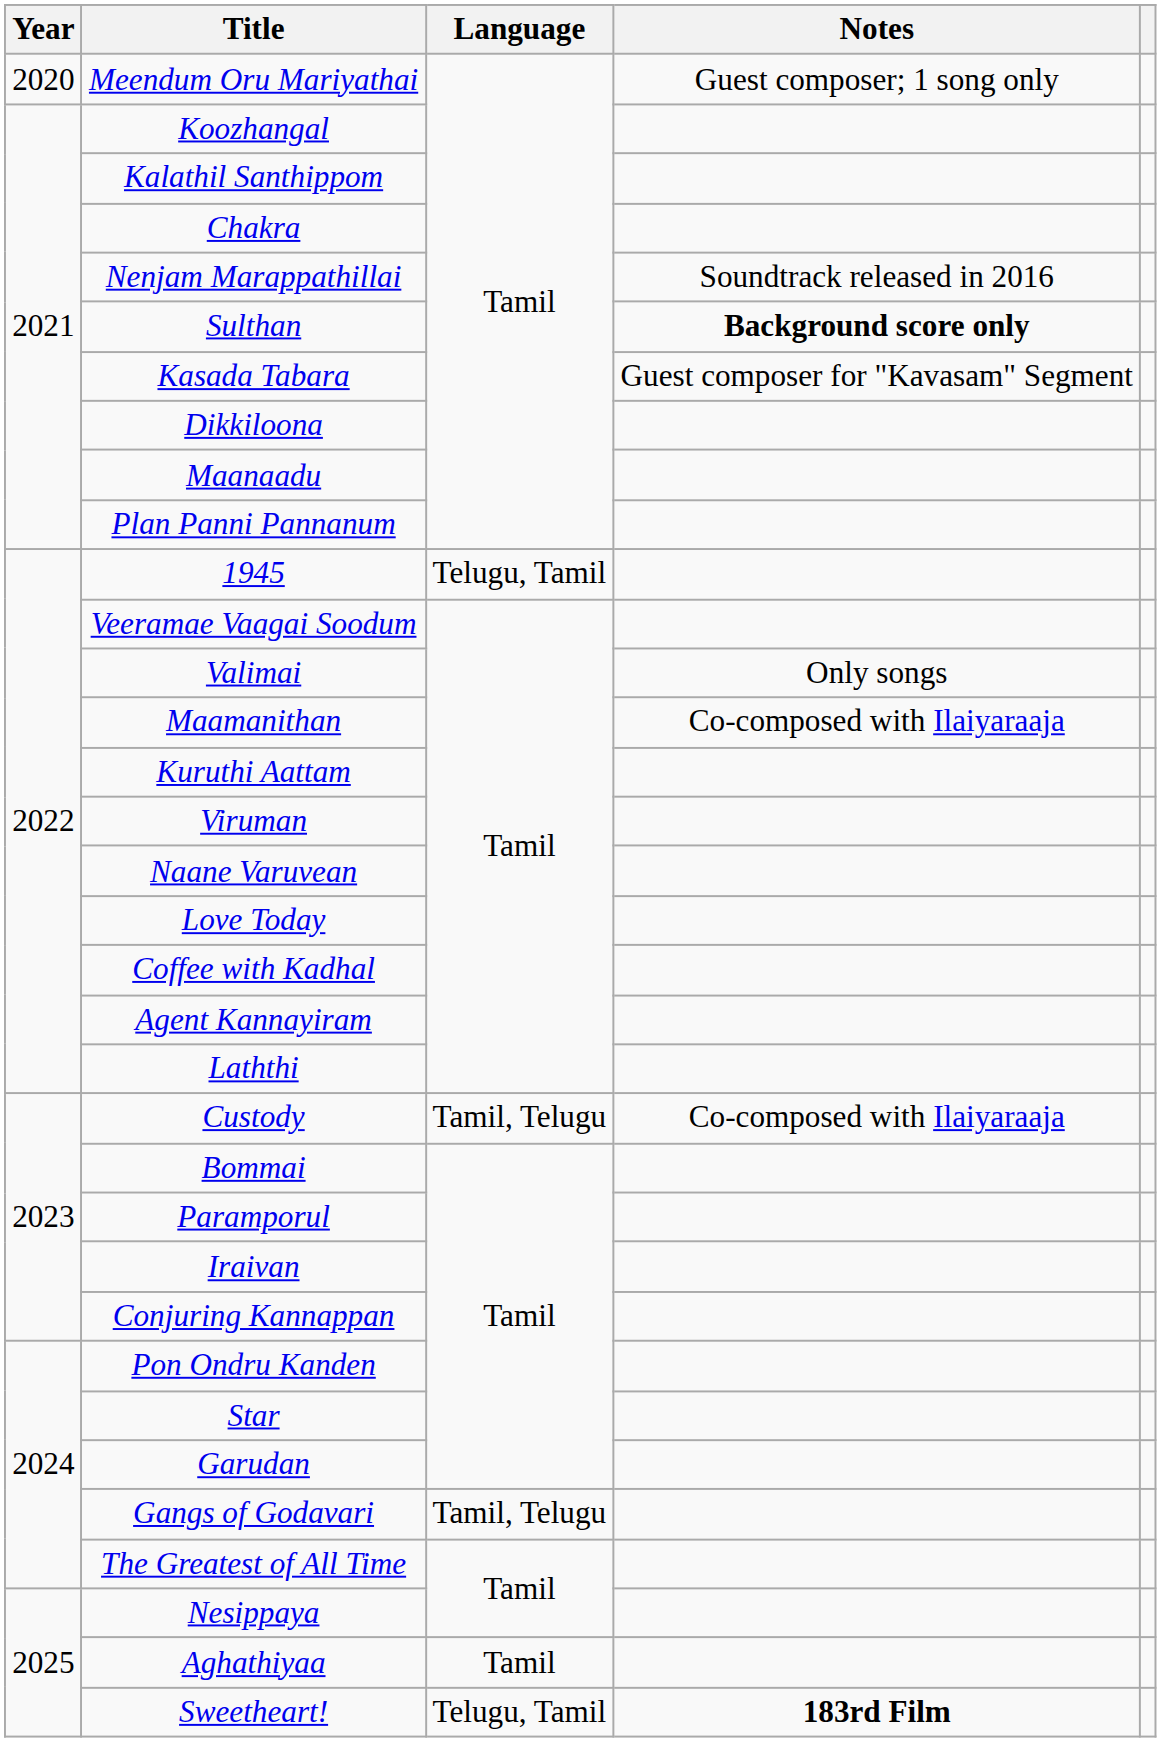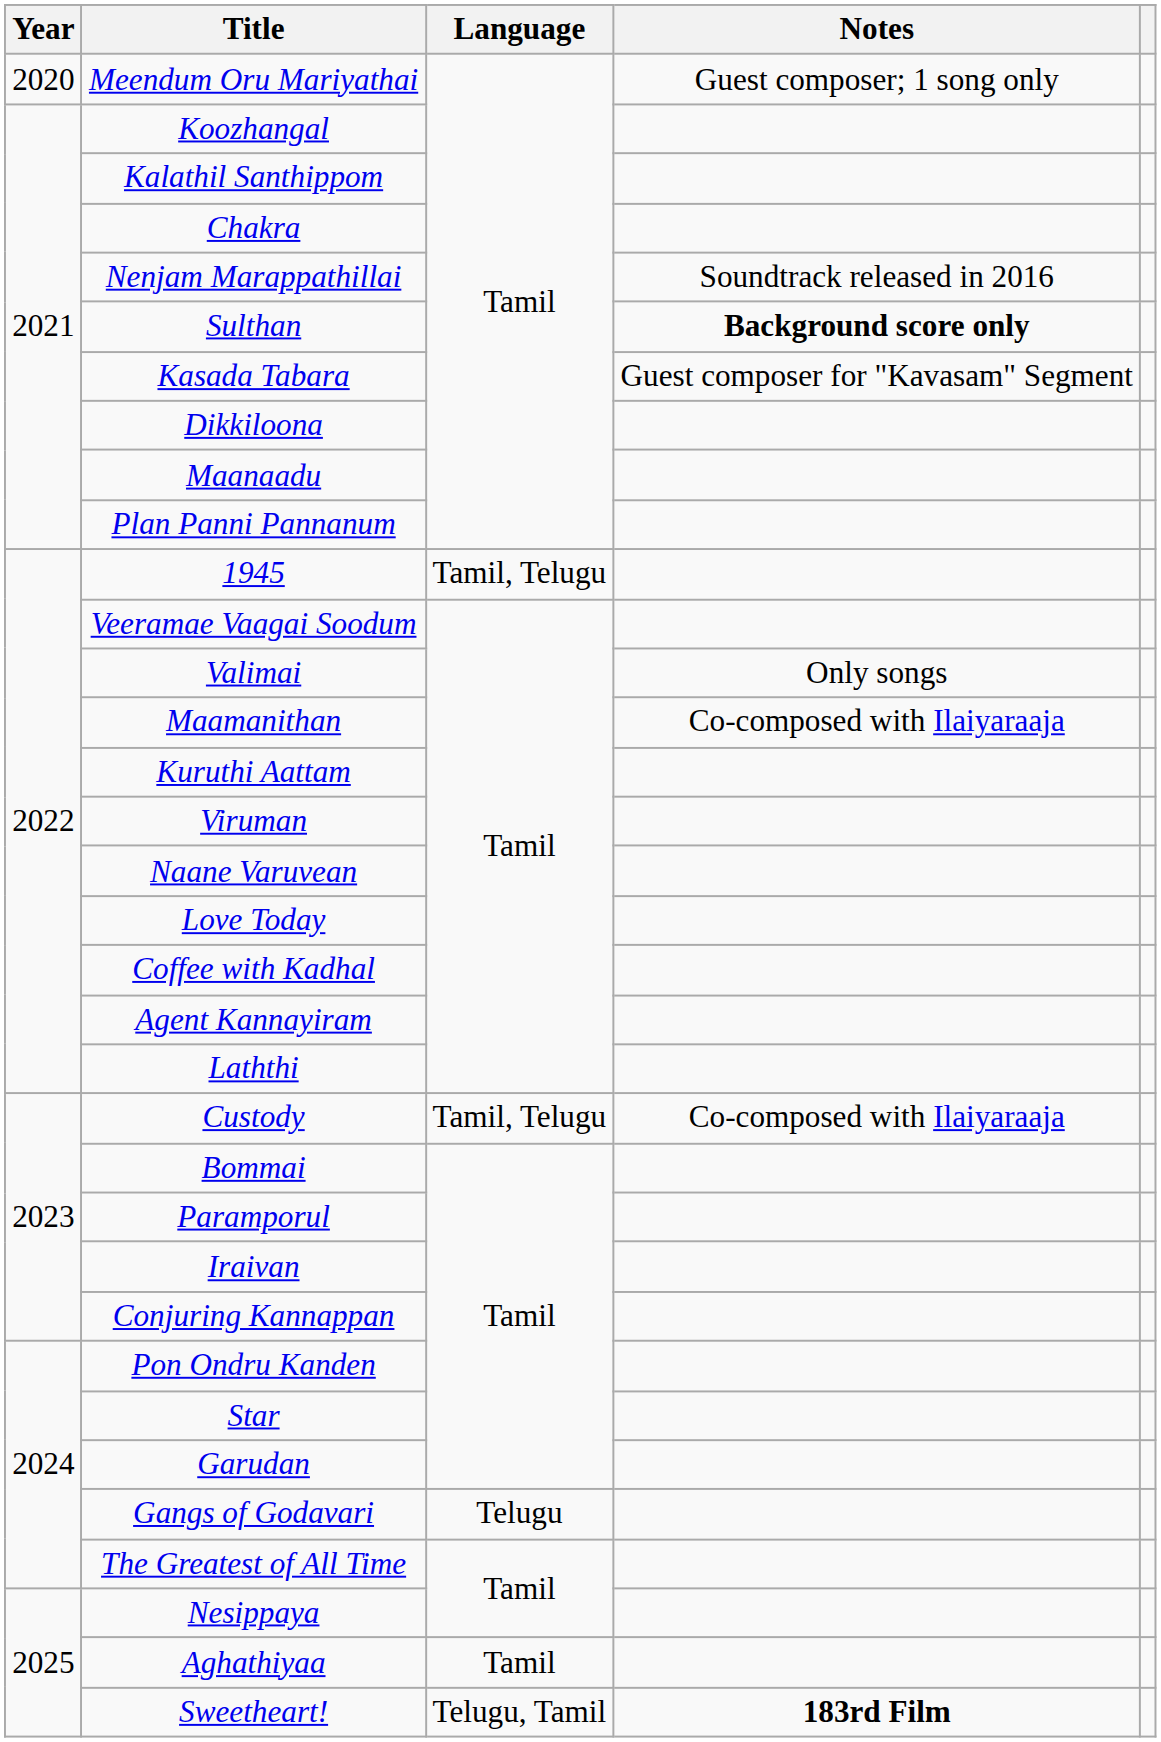(519, 573) Telugu, Tamil -> (519, 573) Tamil, Telugu
(519, 1513) Tamil, Telugu -> (519, 1513) Telugu
